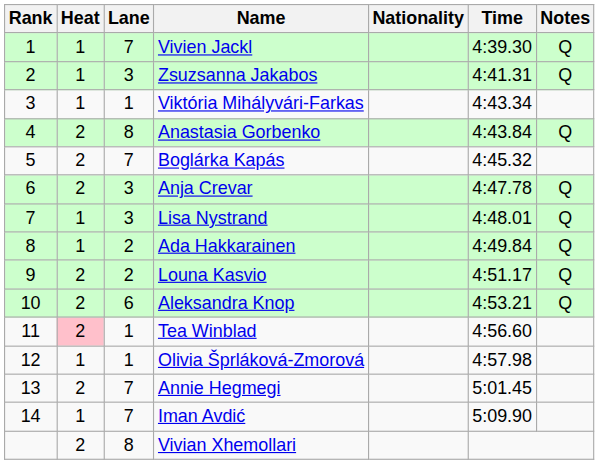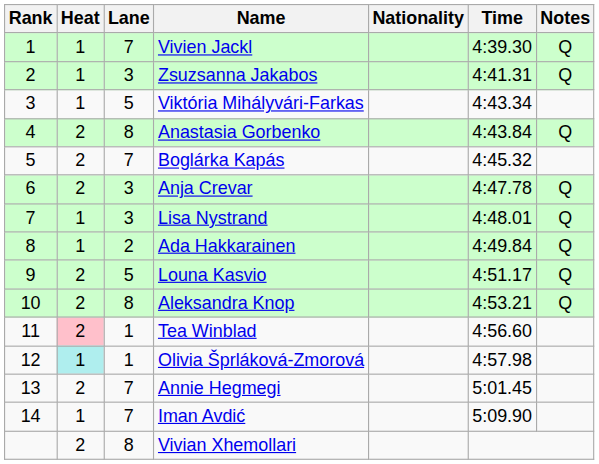(129, 103) 1 -> (129, 103) 5
(129, 274) 2 -> (129, 274) 5
(129, 302) 6 -> (129, 302) 8
(80, 359) no background -> (80, 359) paleturquoise background
